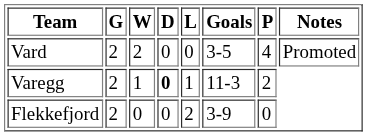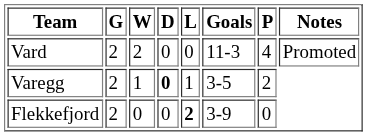(219, 52) 3-5 -> (223, 52) 11-3
(223, 82) 11-3 -> (219, 82) 3-5
(189, 113) normal -> (189, 113) bold
